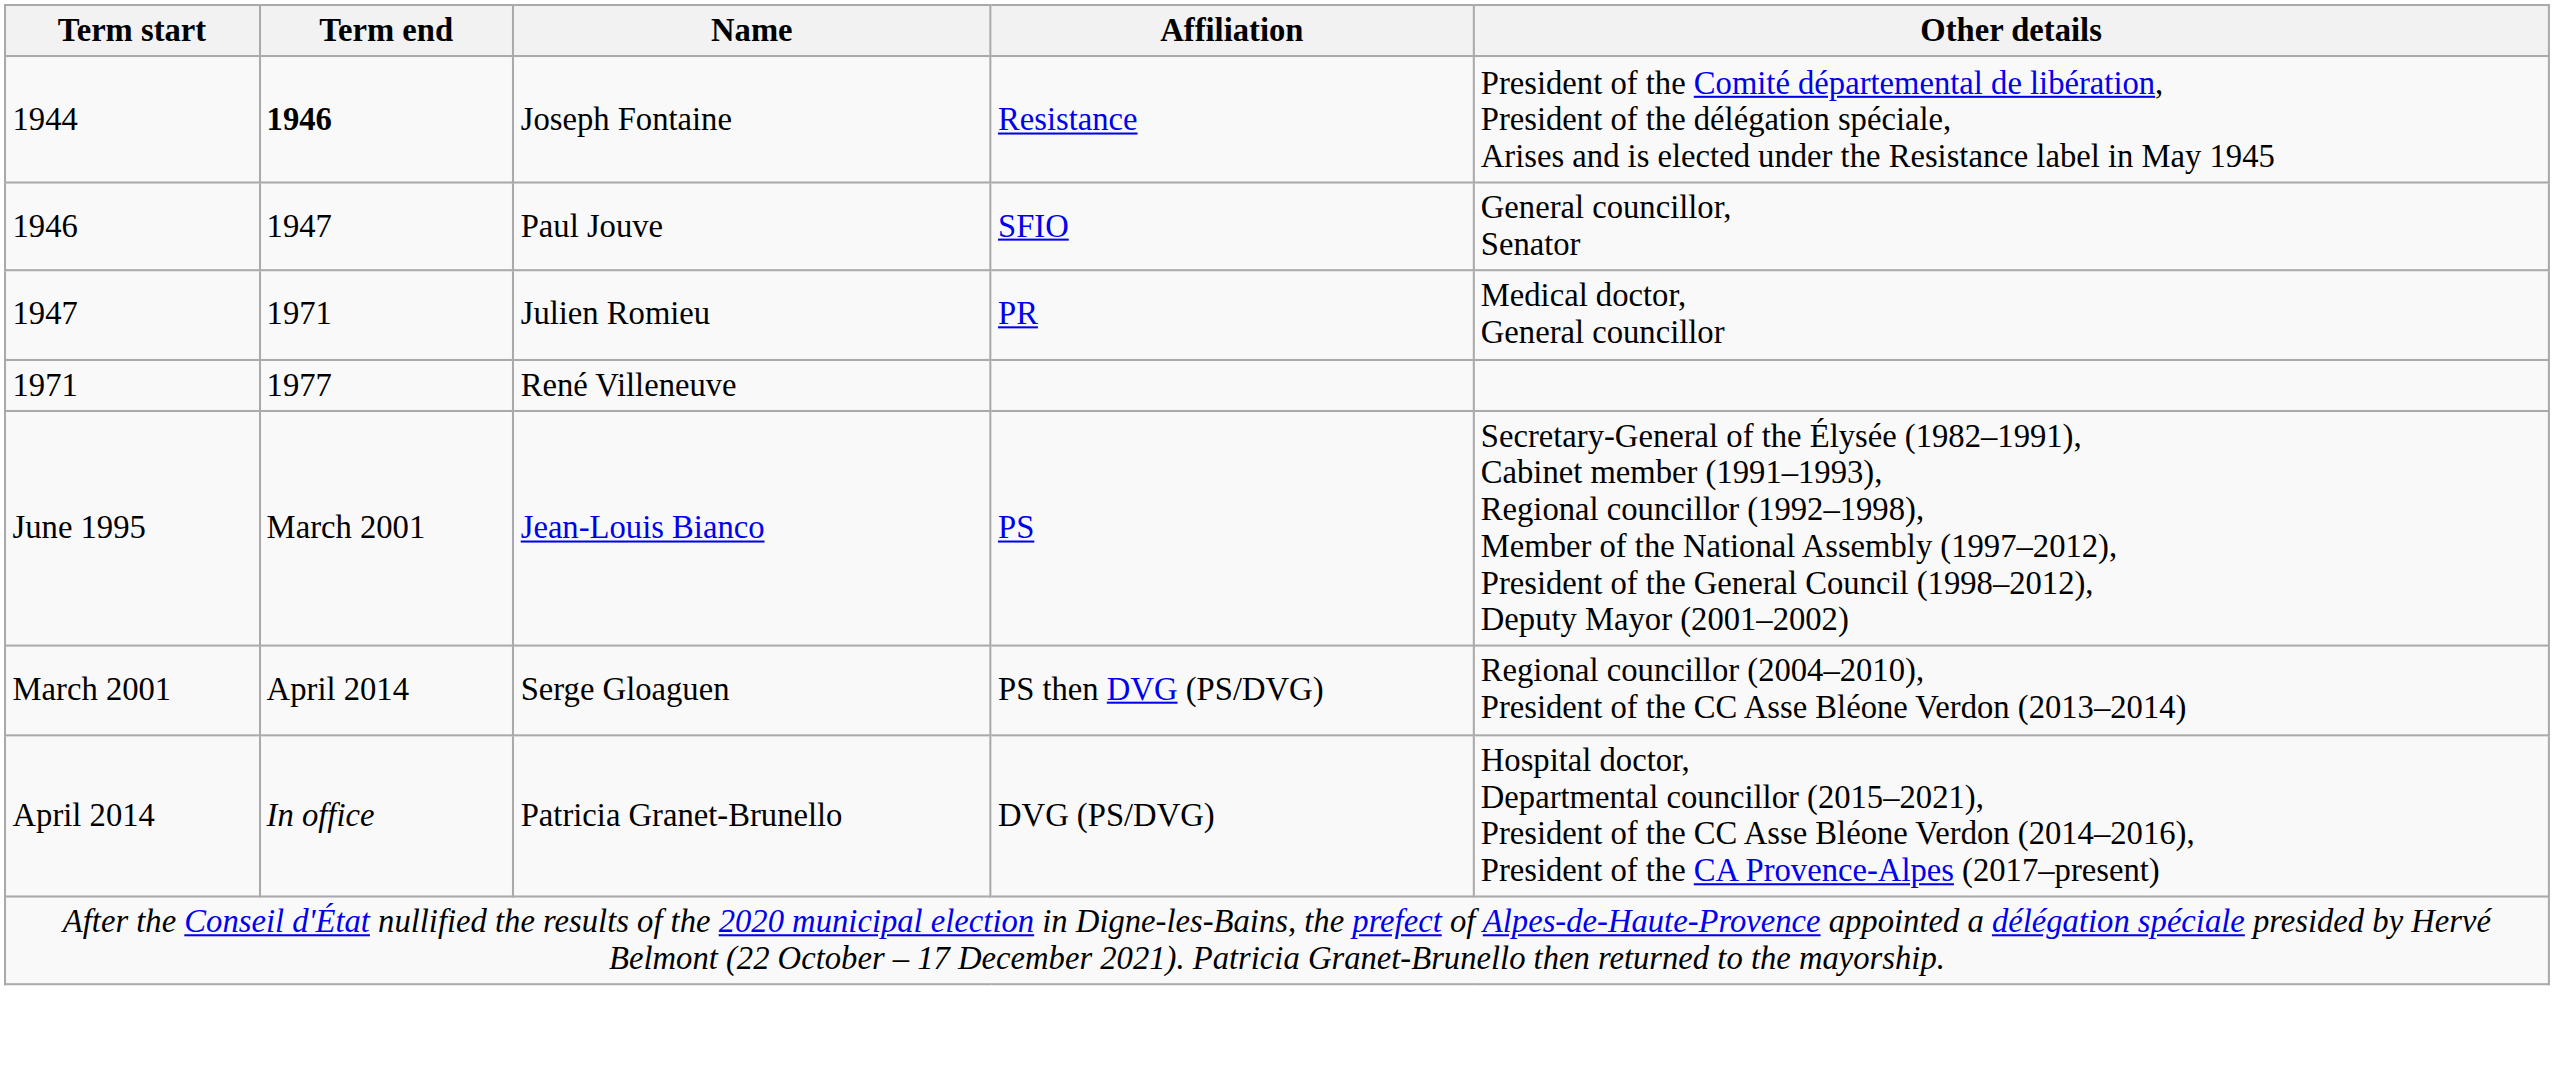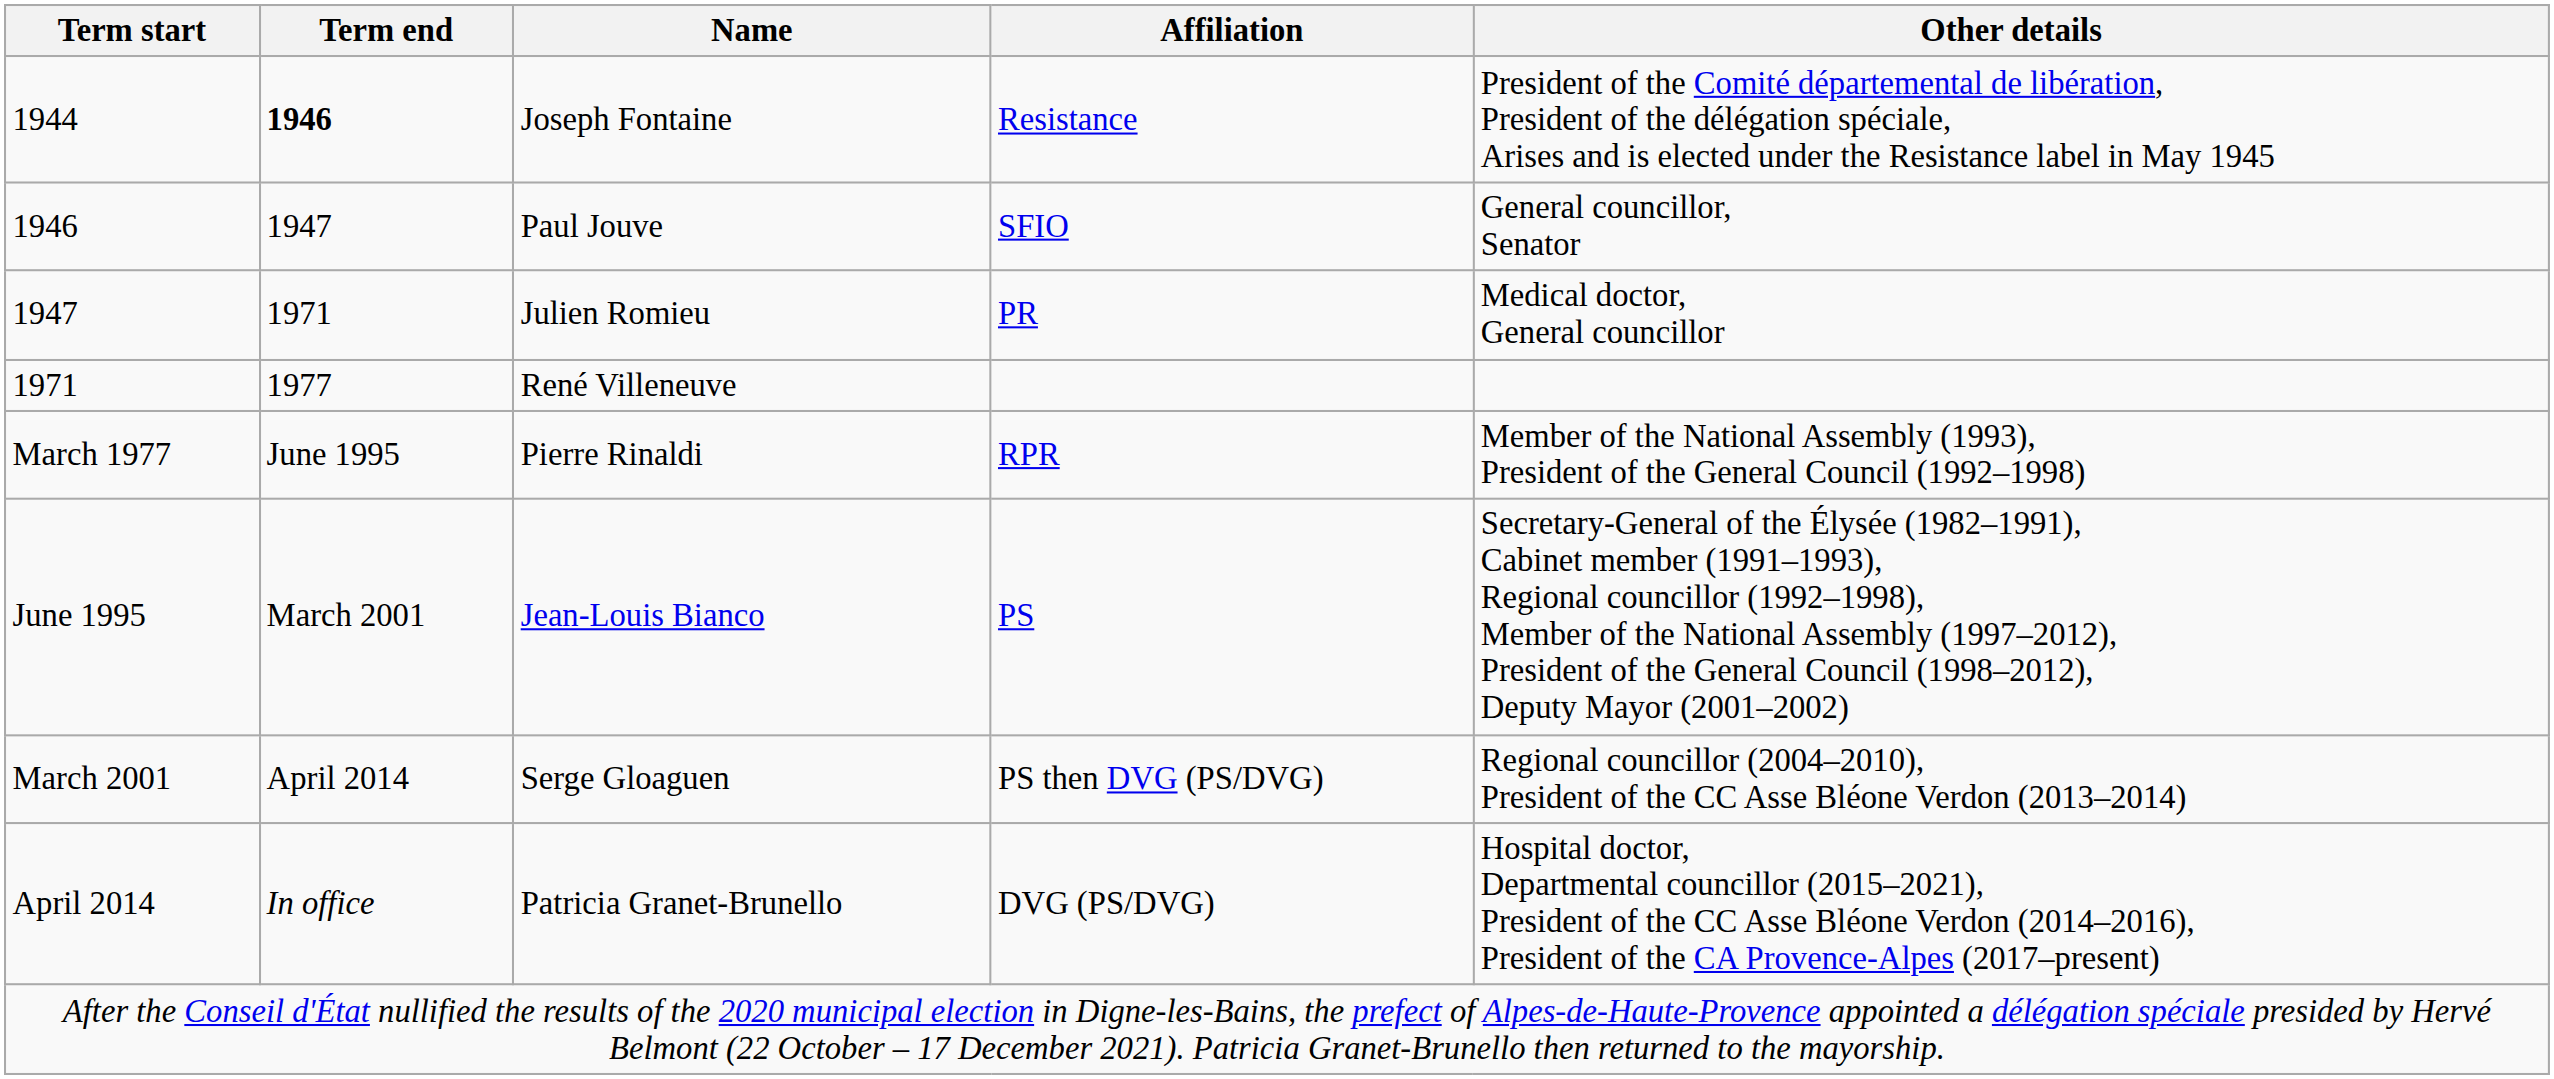+ row: (92, 454)
